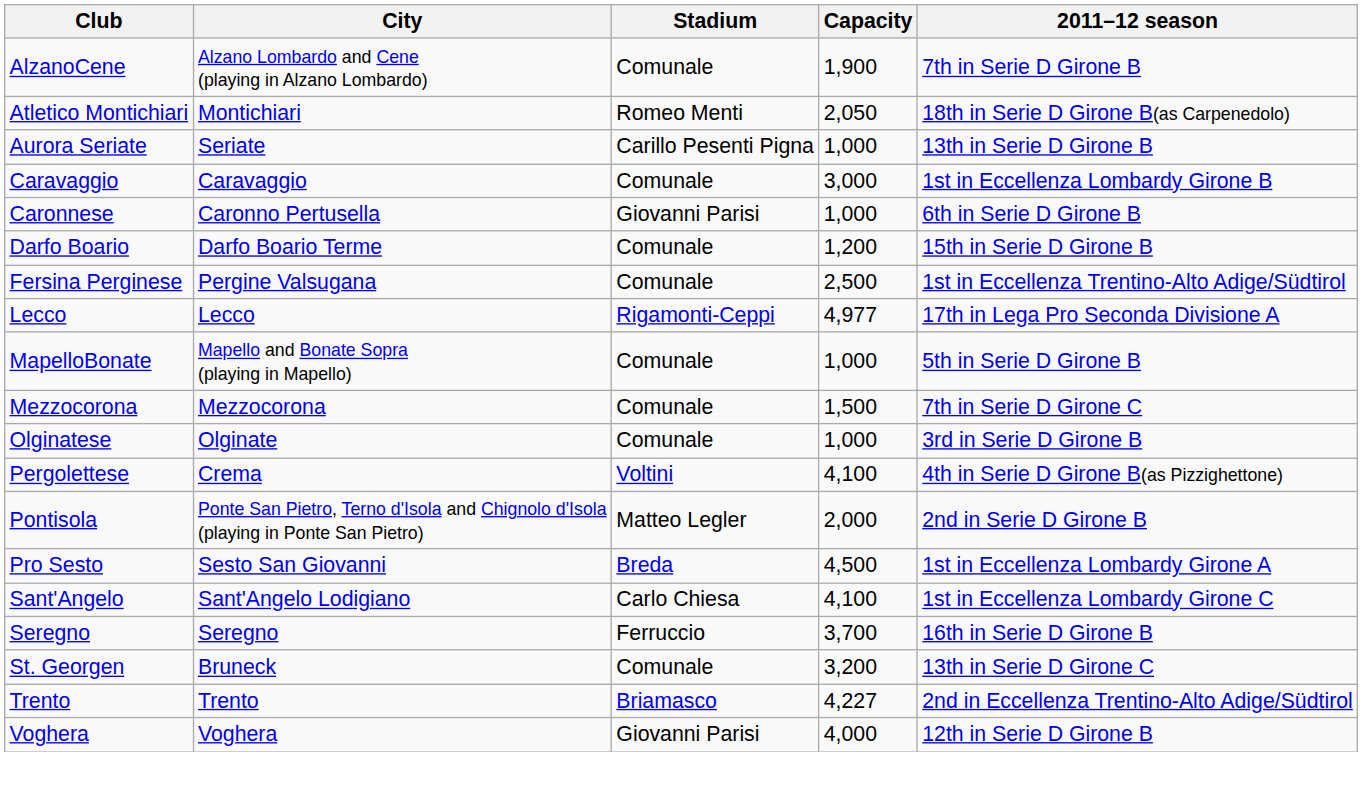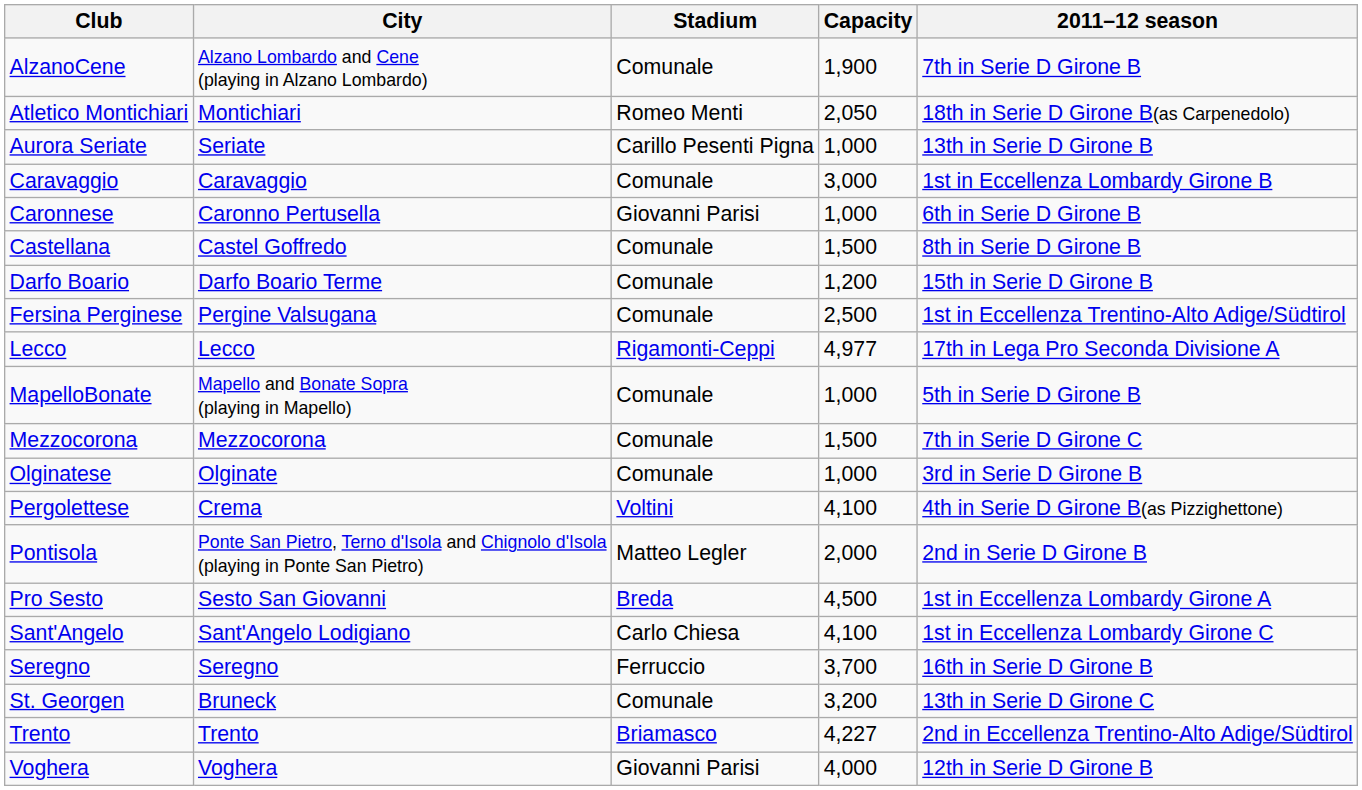+ row: (60, 247)
